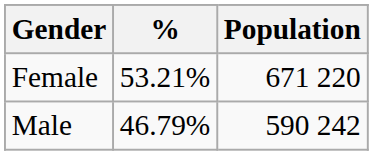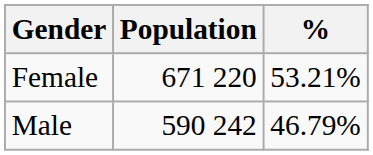columns swapped: (292, 28) <-> (165, 28)
